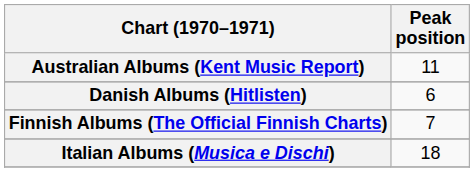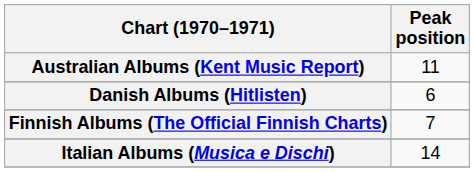(430, 152) 18 -> (430, 152) 14
